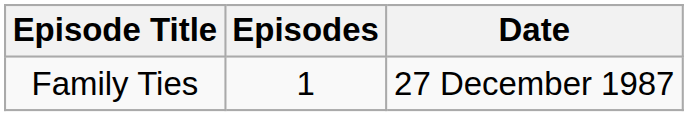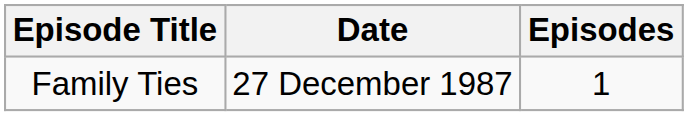columns swapped: (534, 30) <-> (306, 30)
